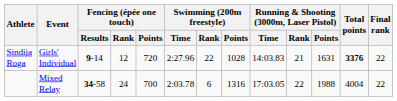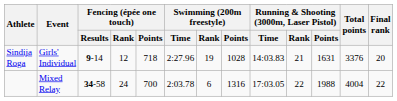(150, 58) 720 -> (150, 58) 718
(209, 58) 22 -> (209, 58) 19
(354, 58) bold -> (354, 58) normal
(380, 58) 22 -> (380, 58) 20
